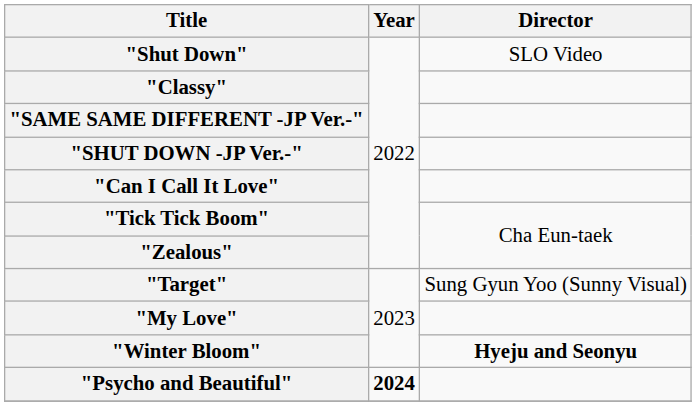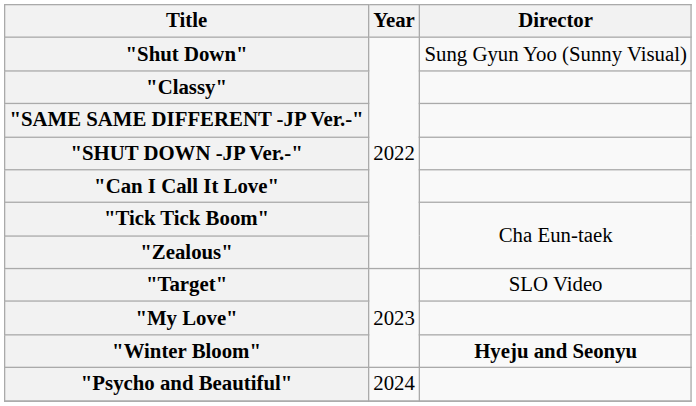(556, 53) SLO Video -> (556, 53) Sung Gyun Yoo (Sunny Visual)
(556, 284) Sung Gyun Yoo (Sunny Visual) -> (556, 284) SLO Video
(394, 383) bold -> (394, 383) normal
